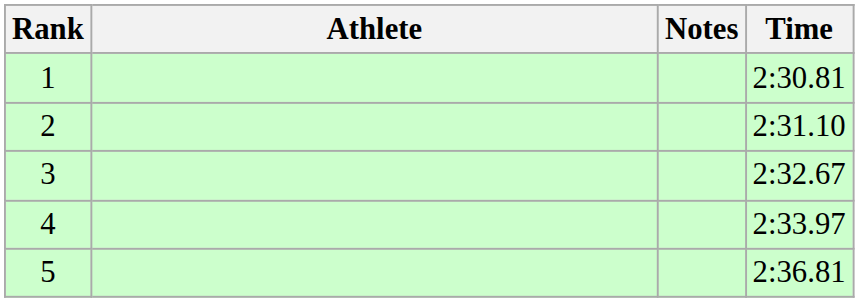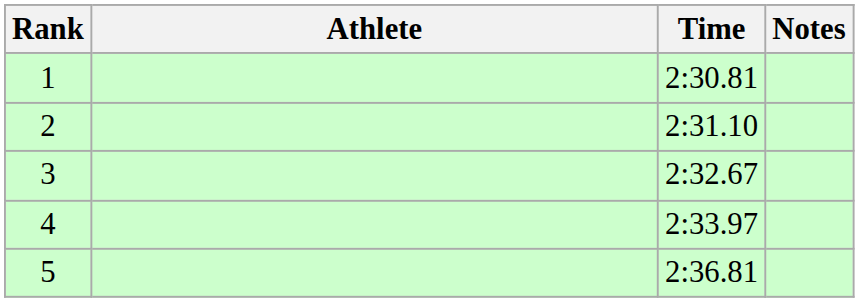columns swapped: (799, 28) <-> (702, 28)
